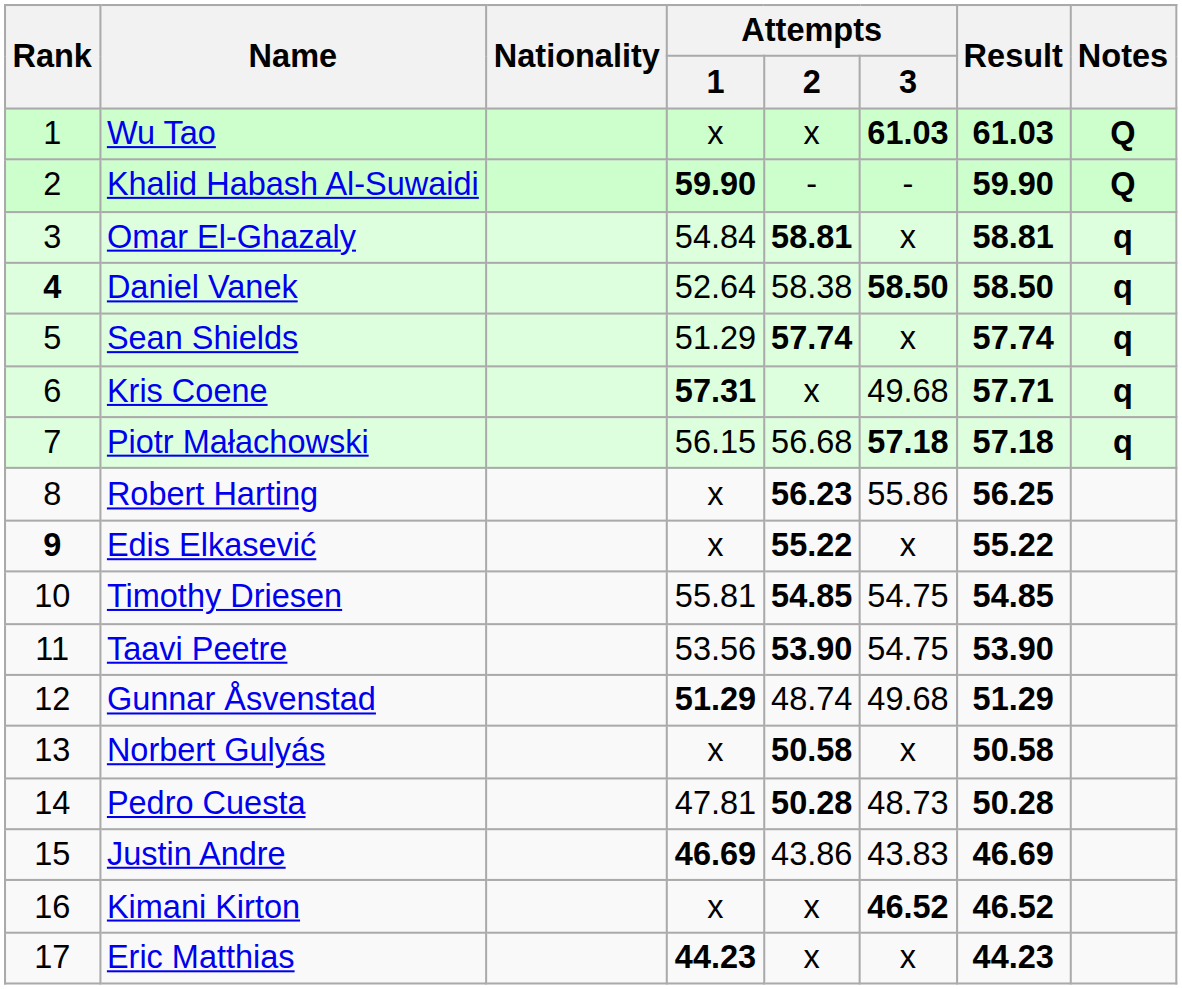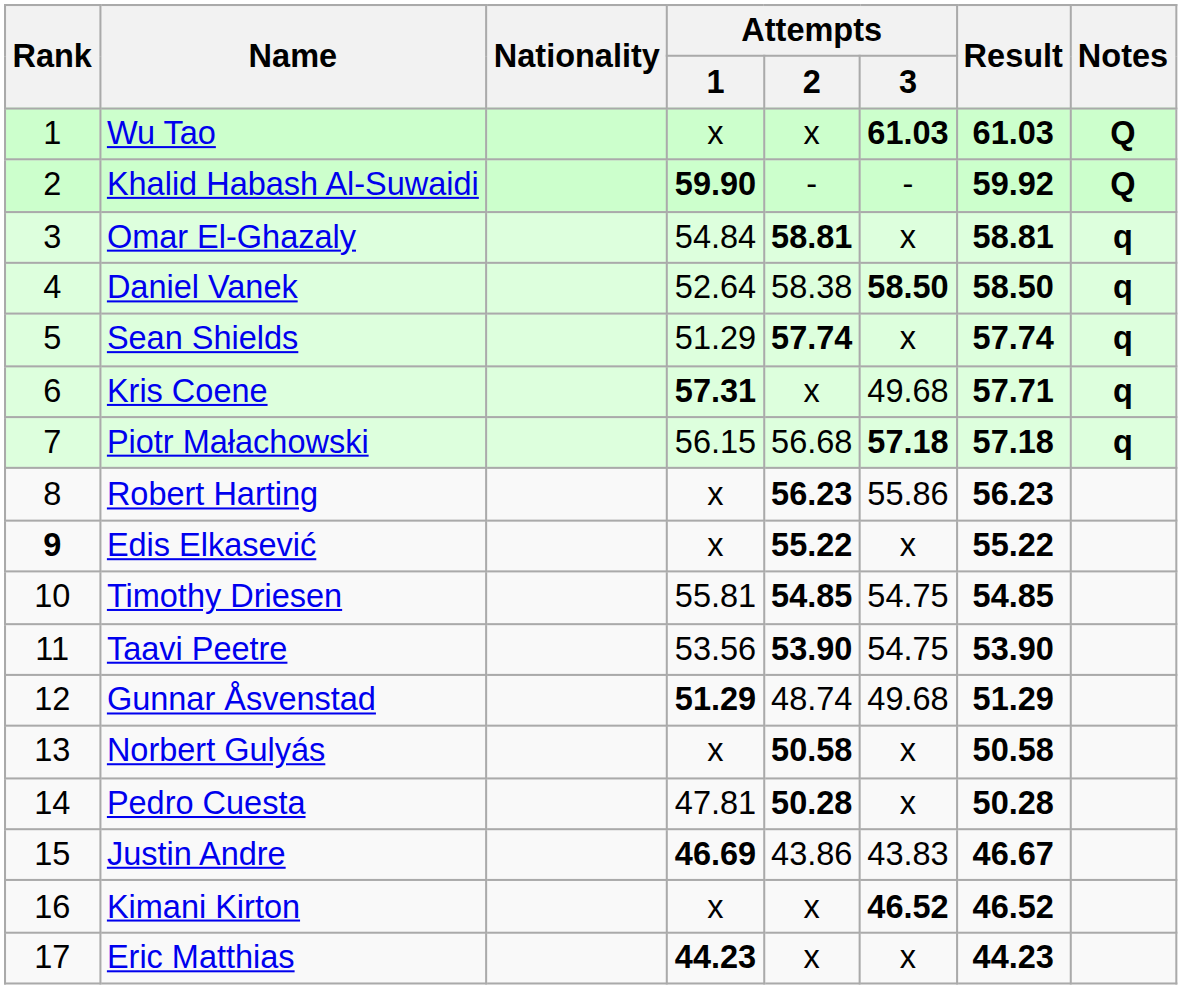(1013, 184) 59.90 -> (1013, 184) 59.92
(52, 287) bold -> (52, 287) normal
(1013, 493) 56.25 -> (1013, 493) 56.23
(908, 802) 48.73 -> (908, 802) x
(1013, 854) 46.69 -> (1013, 854) 46.67
